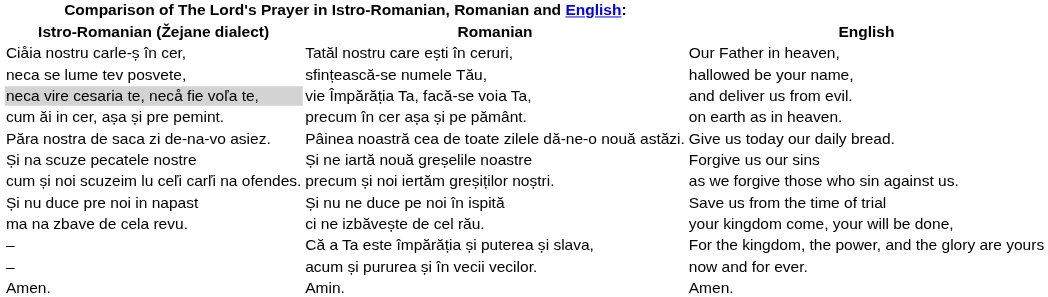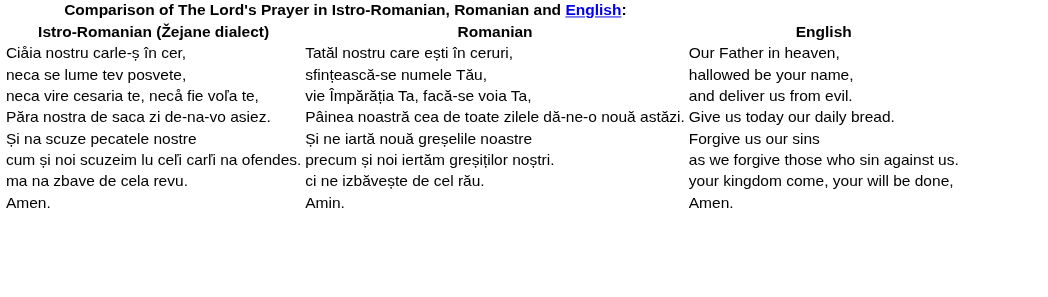(132, 96) lightgrey background -> (132, 96) no background
- row: (416, 117)
- row: (405, 202)
- row: (450, 245)
- row: (421, 266)
